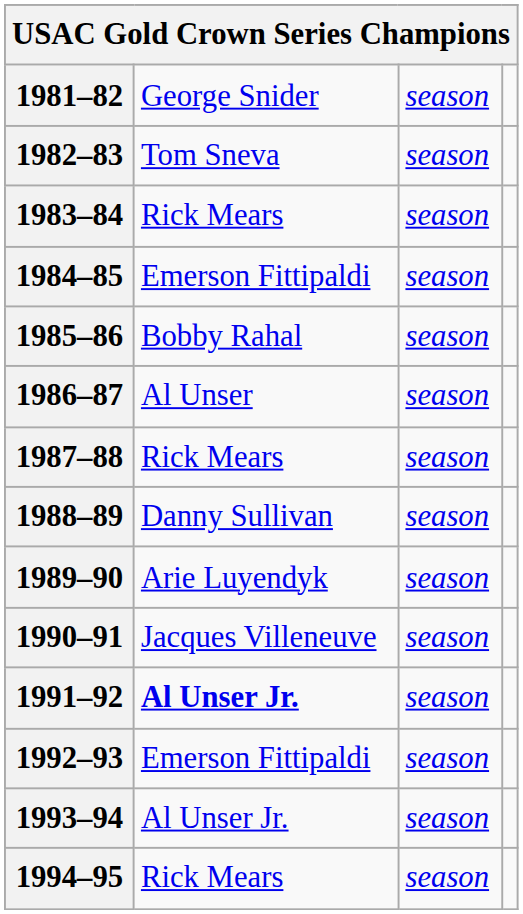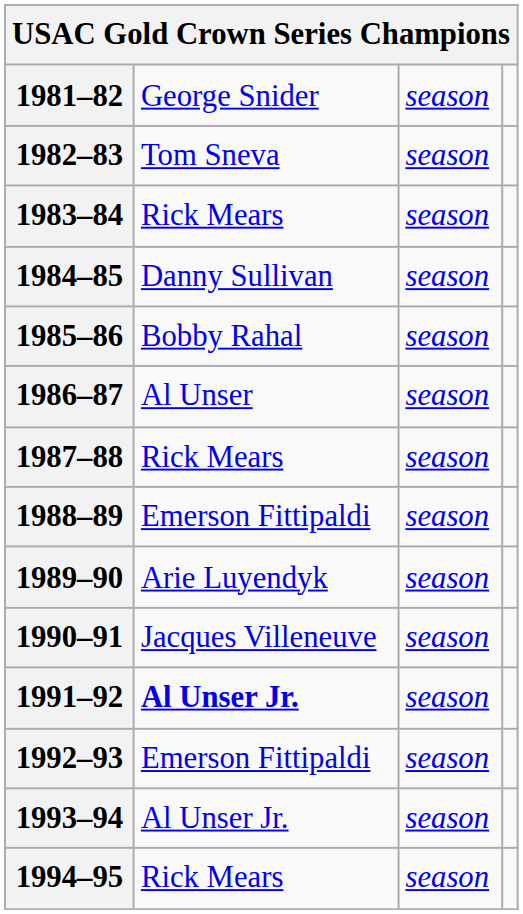(256, 275) Emerson Fittipaldi -> (237, 275) Danny Sullivan
(237, 516) Danny Sullivan -> (256, 516) Emerson Fittipaldi
